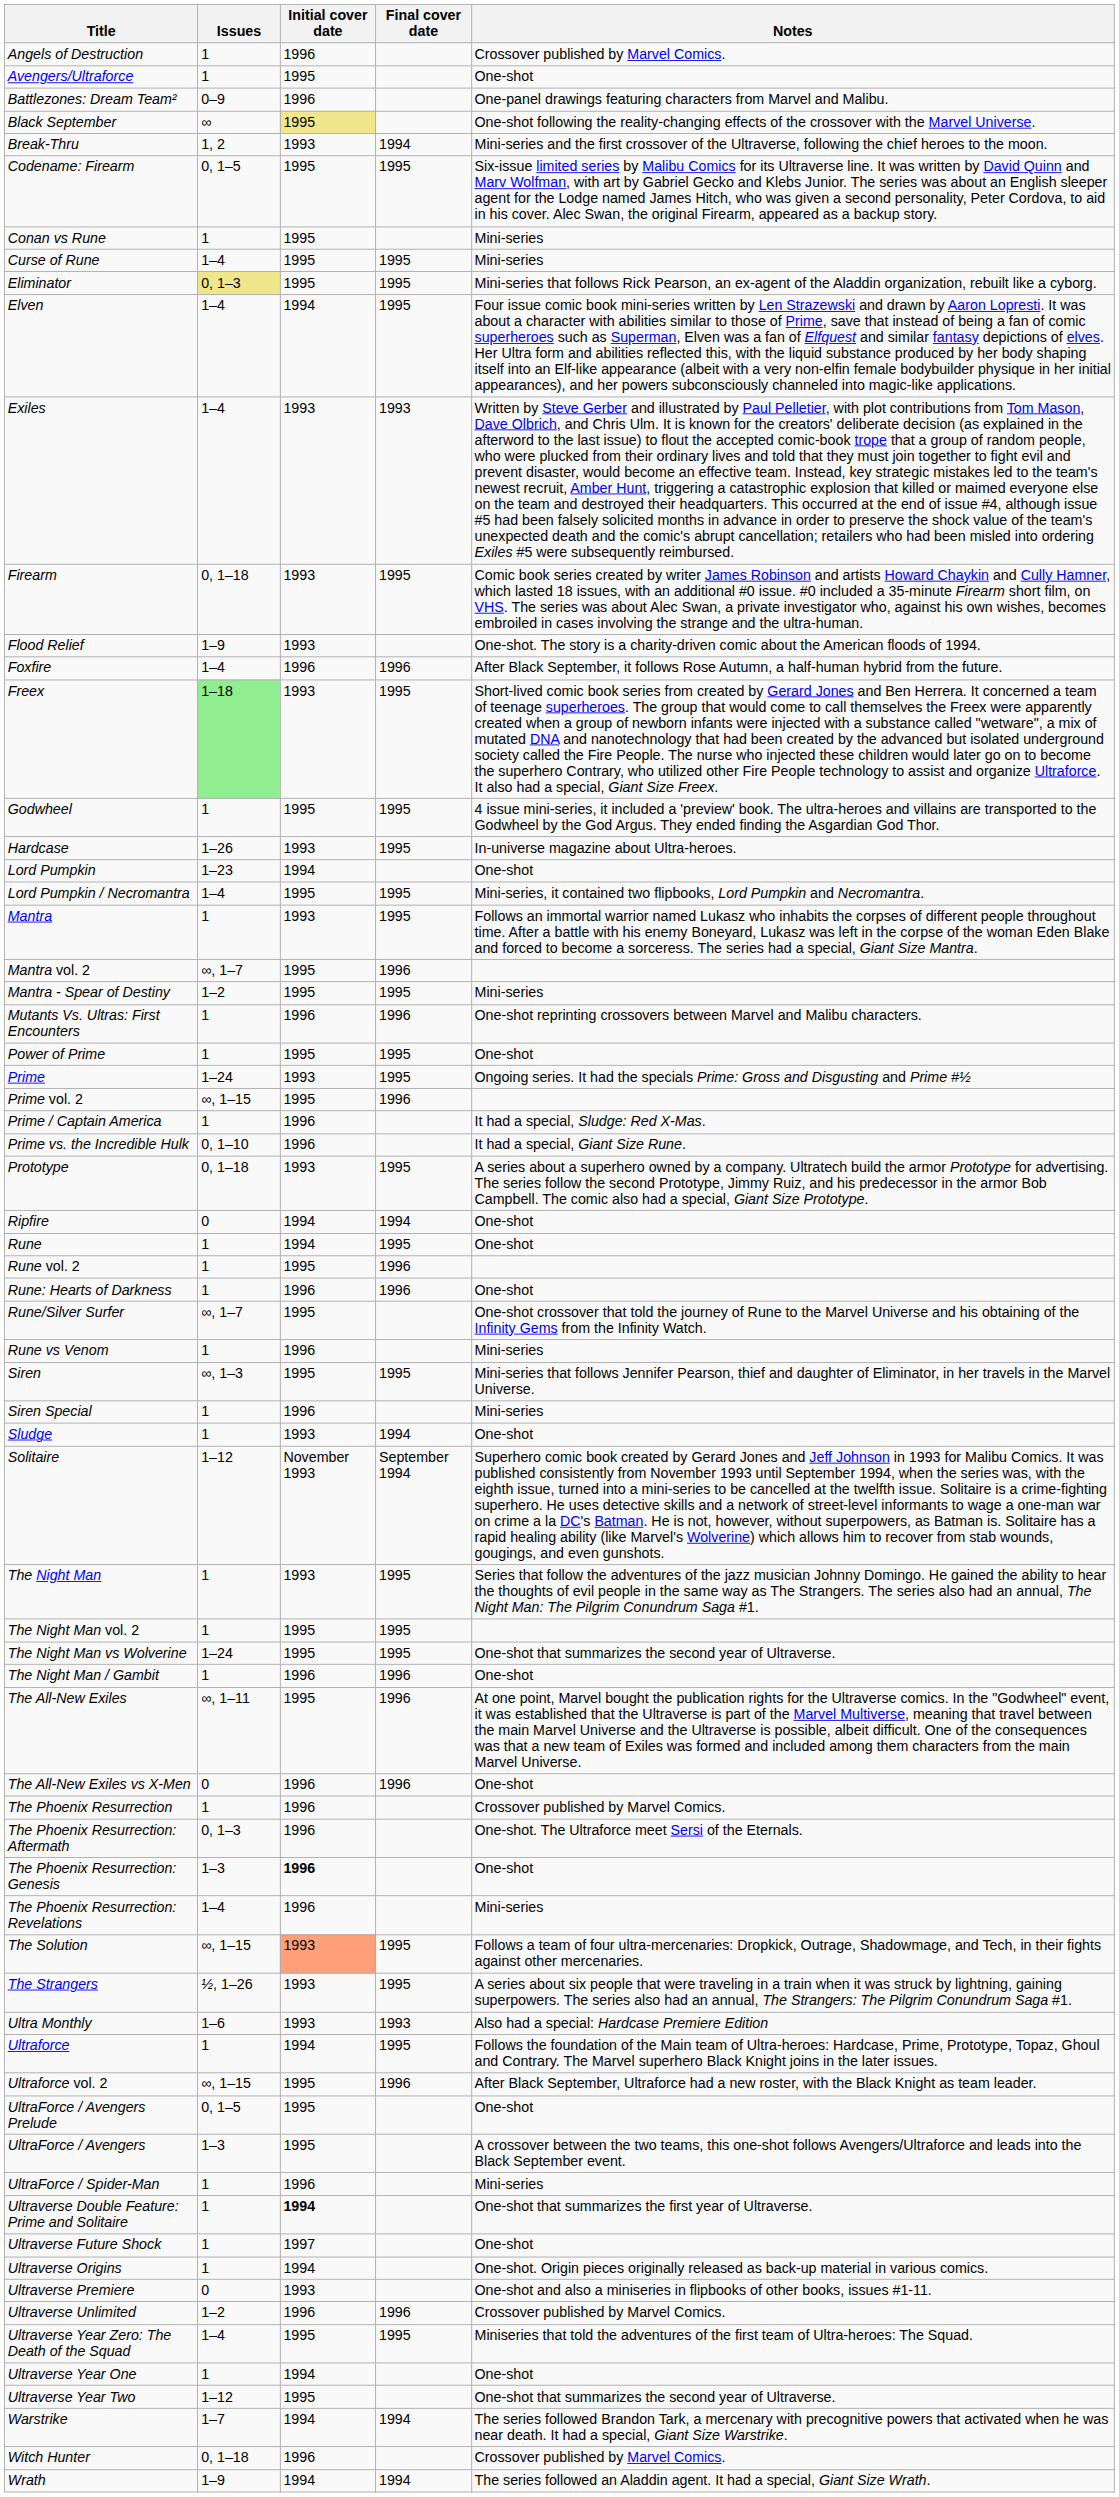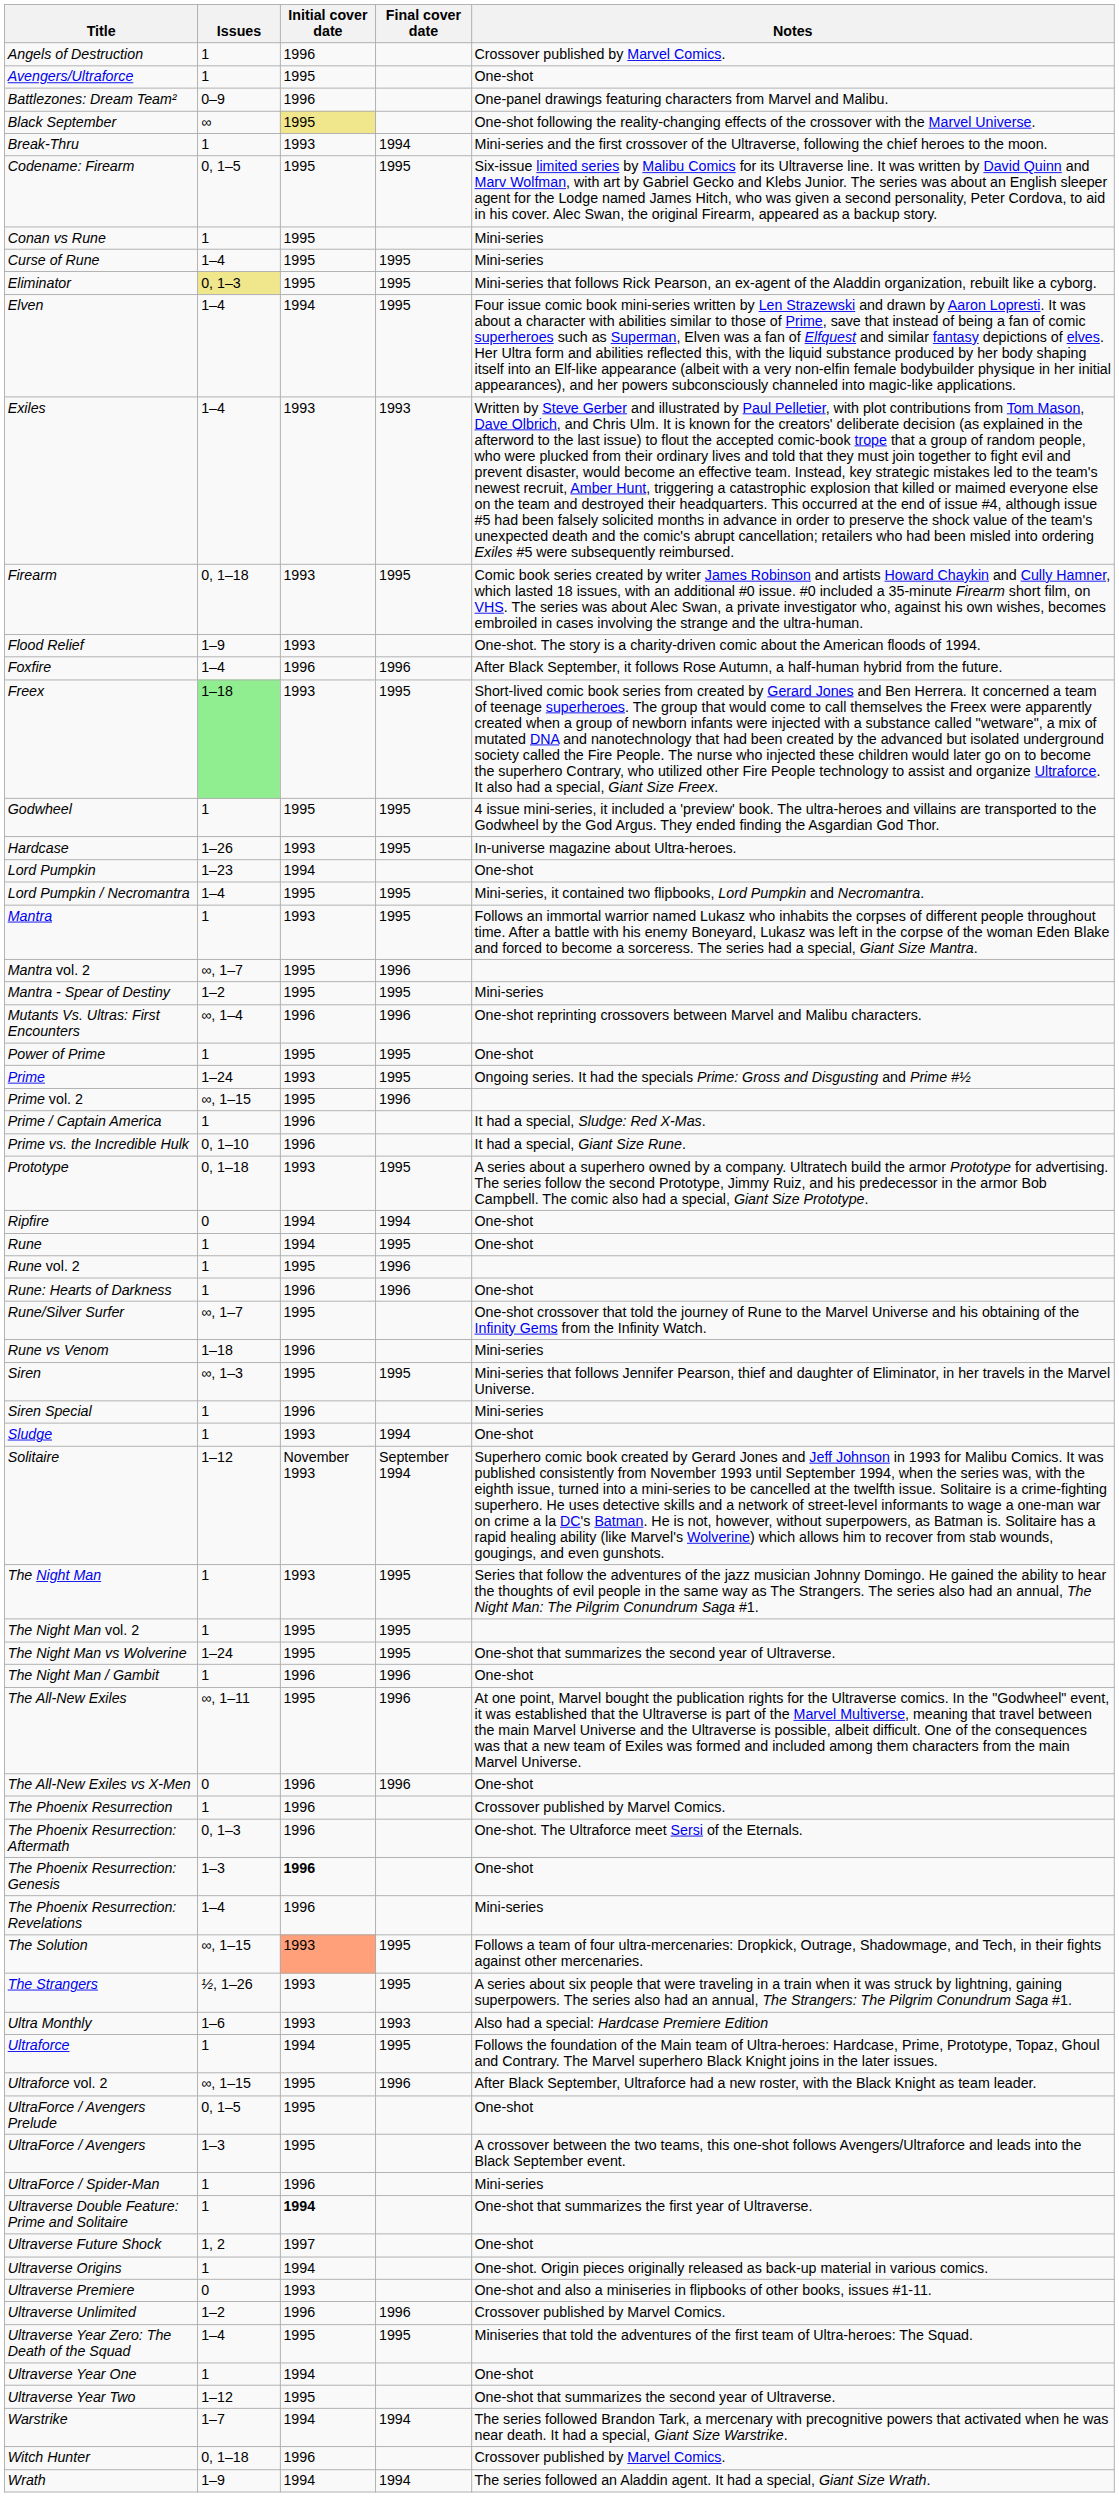(213, 144) 1, 2 -> (205, 144) 1
(205, 1015) 1 -> (222, 1015) ∞, 1–4
(205, 1350) 1 -> (217, 1350) 1–18
(205, 2245) 1 -> (213, 2245) 1, 2
